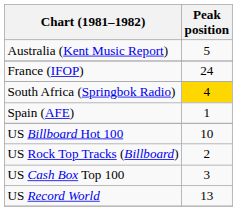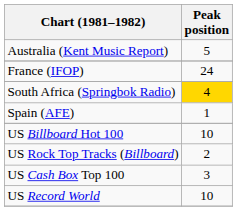(207, 196) 13 -> (207, 196) 10
